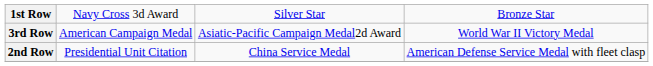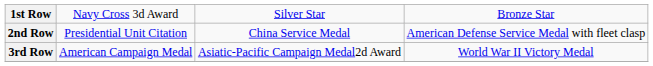rows swapped: (31, 52) <-> (31, 33)
